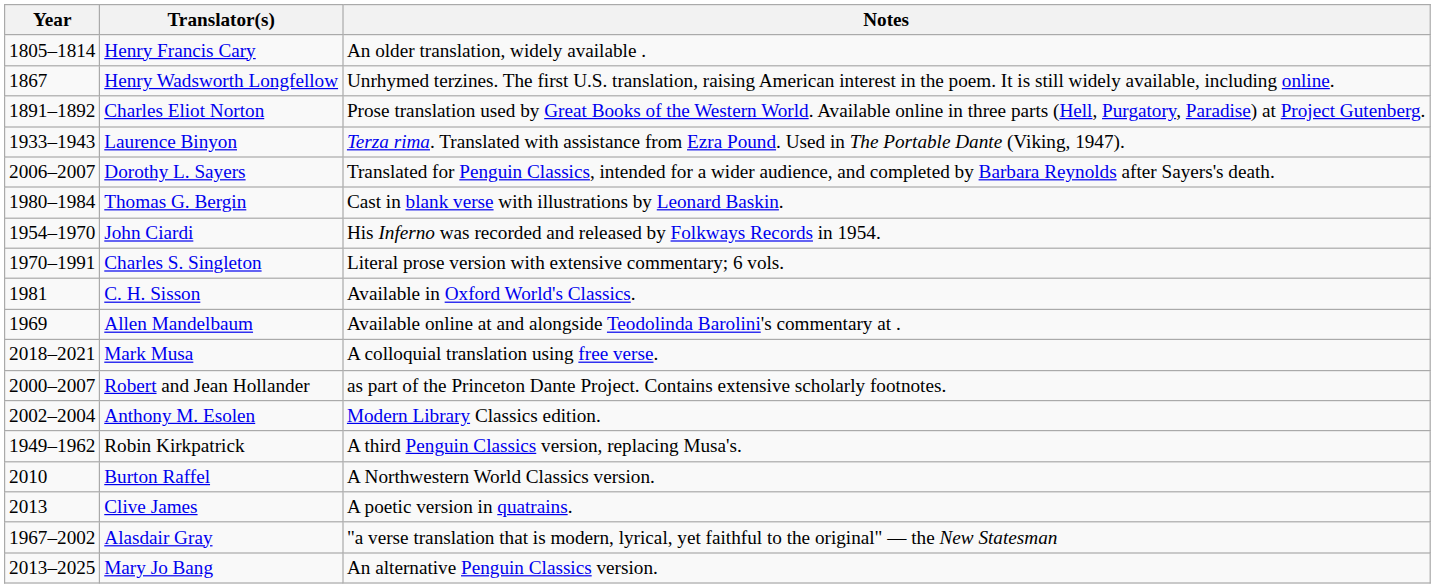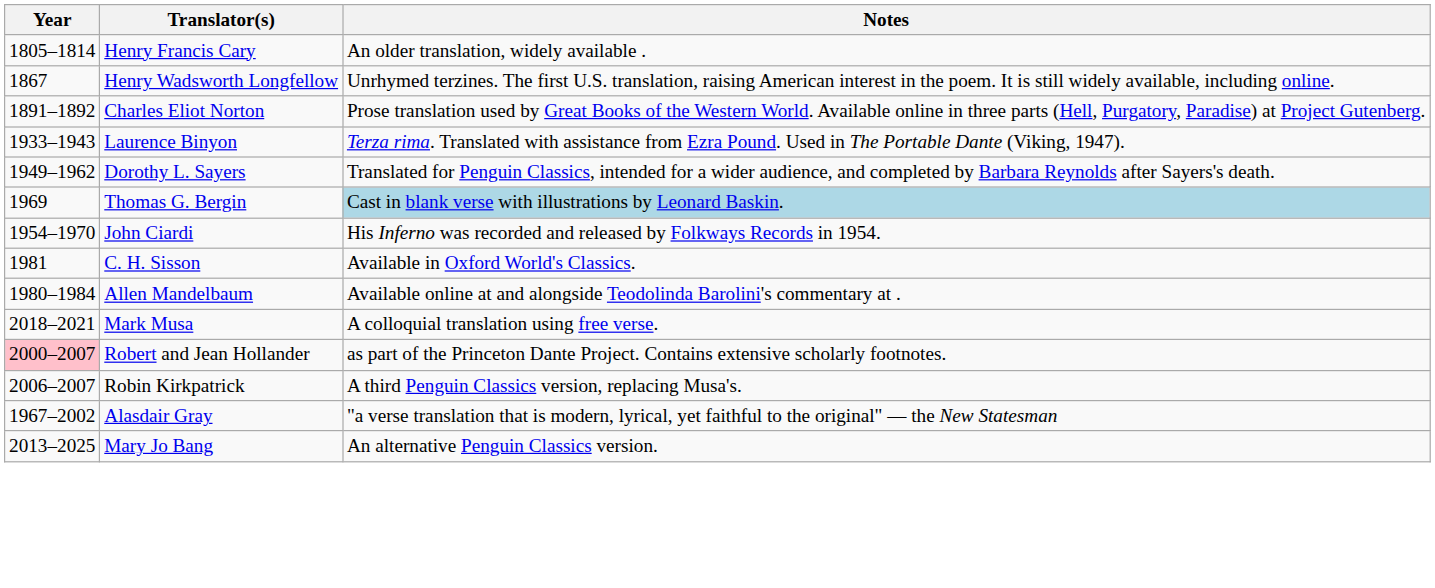(52, 171) 2006–2007 -> (52, 171) 1949–1962
(52, 202) 1980–1984 -> (28, 202) 1969
(565, 202) no background -> (565, 202) lightblue background
- row: (183, 263)
(28, 324) 1969 -> (52, 293) 1980–1984
(52, 385) no background -> (52, 354) pink background
- row: (180, 415)
(52, 446) 1949–1962 -> (52, 385) 2006–2007
- row: (157, 476)
- row: (151, 506)
